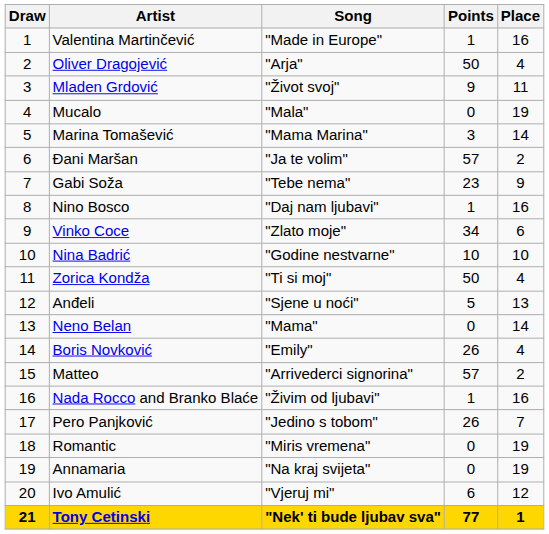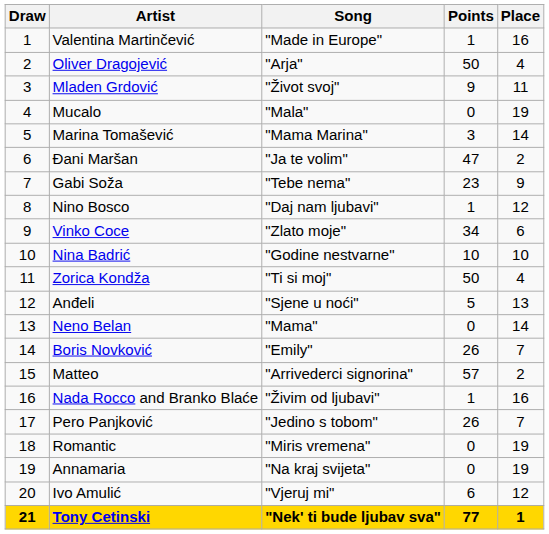(471, 159) 57 -> (471, 159) 47
(520, 207) 16 -> (520, 207) 12
(520, 350) 4 -> (520, 350) 7
